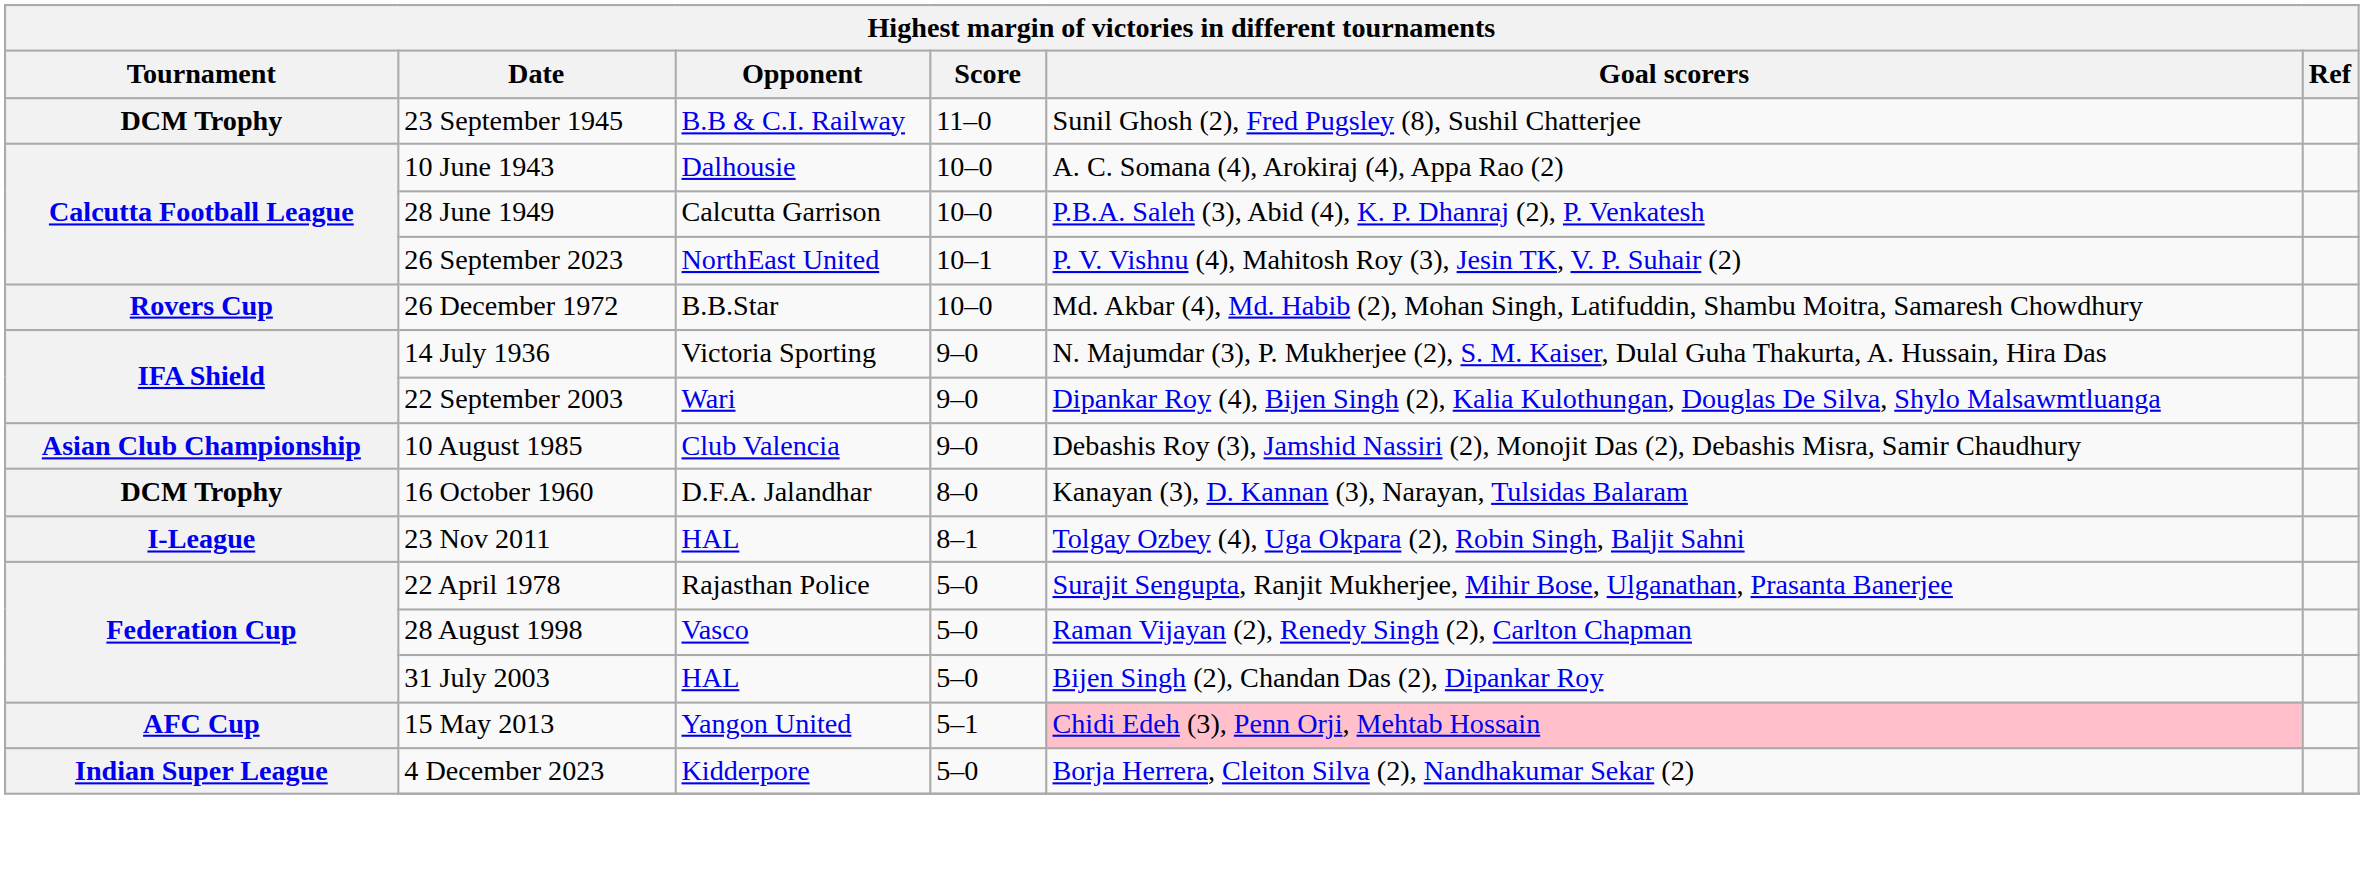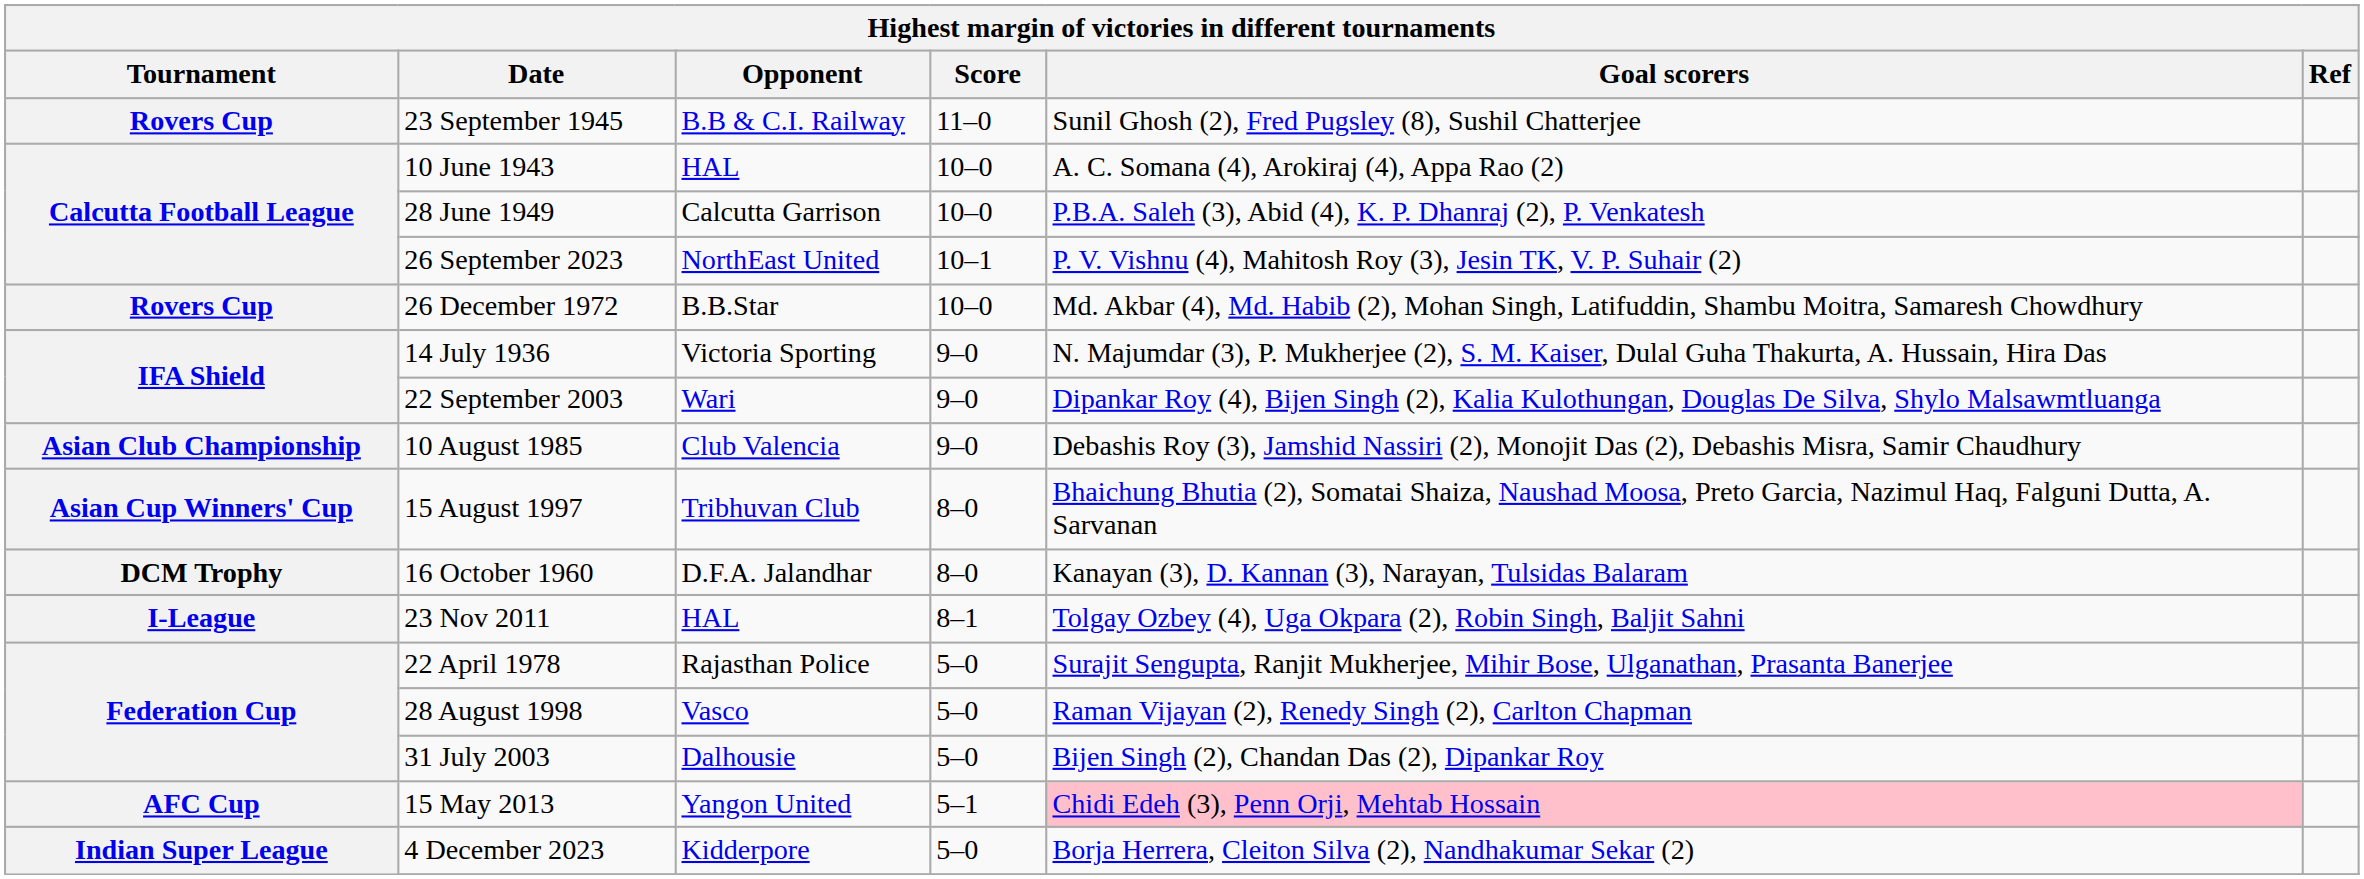(201, 120) DCM Trophy -> (201, 120) Rovers Cup
(739, 166) Dalhousie -> (710, 166) HAL
+ row: (493, 508)
(710, 677) HAL -> (739, 757) Dalhousie
